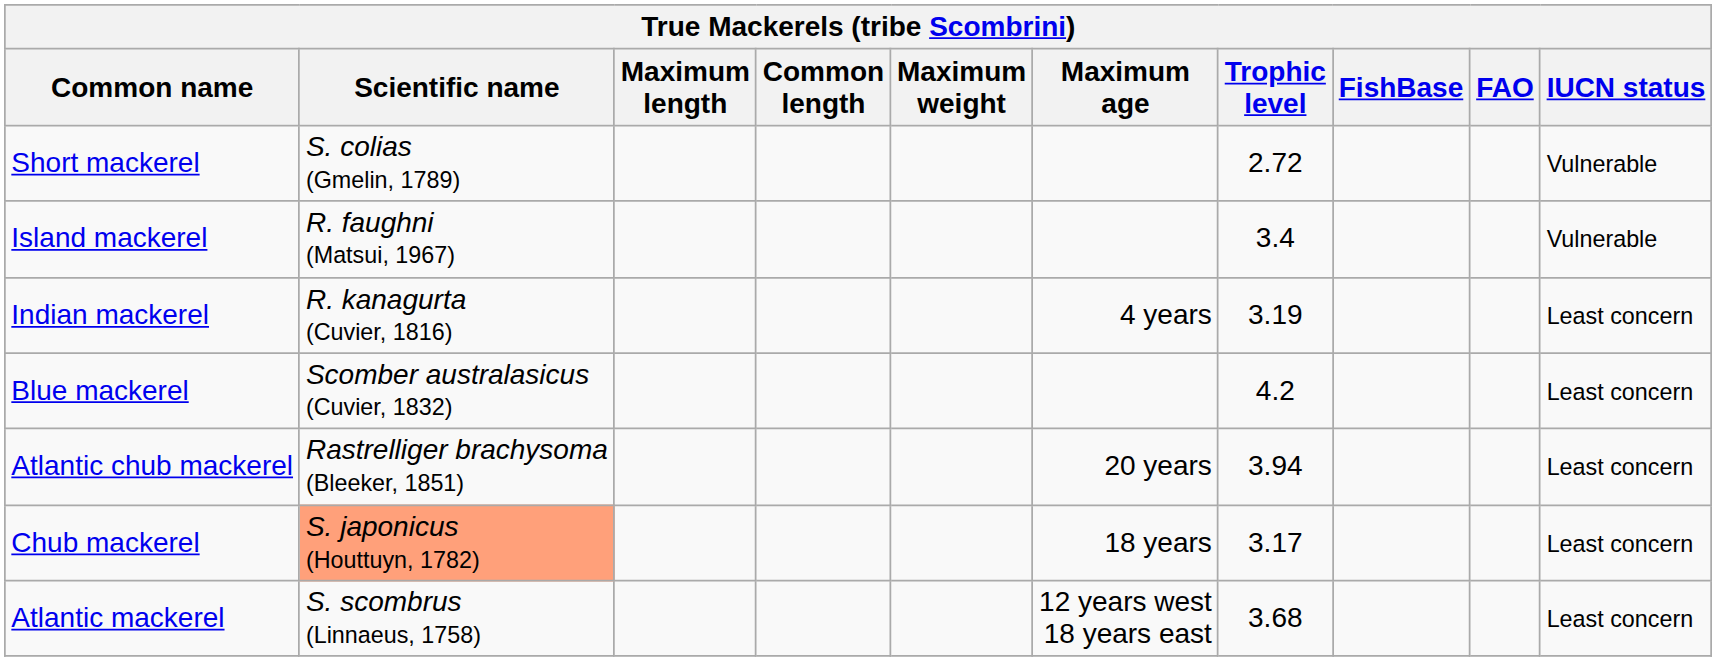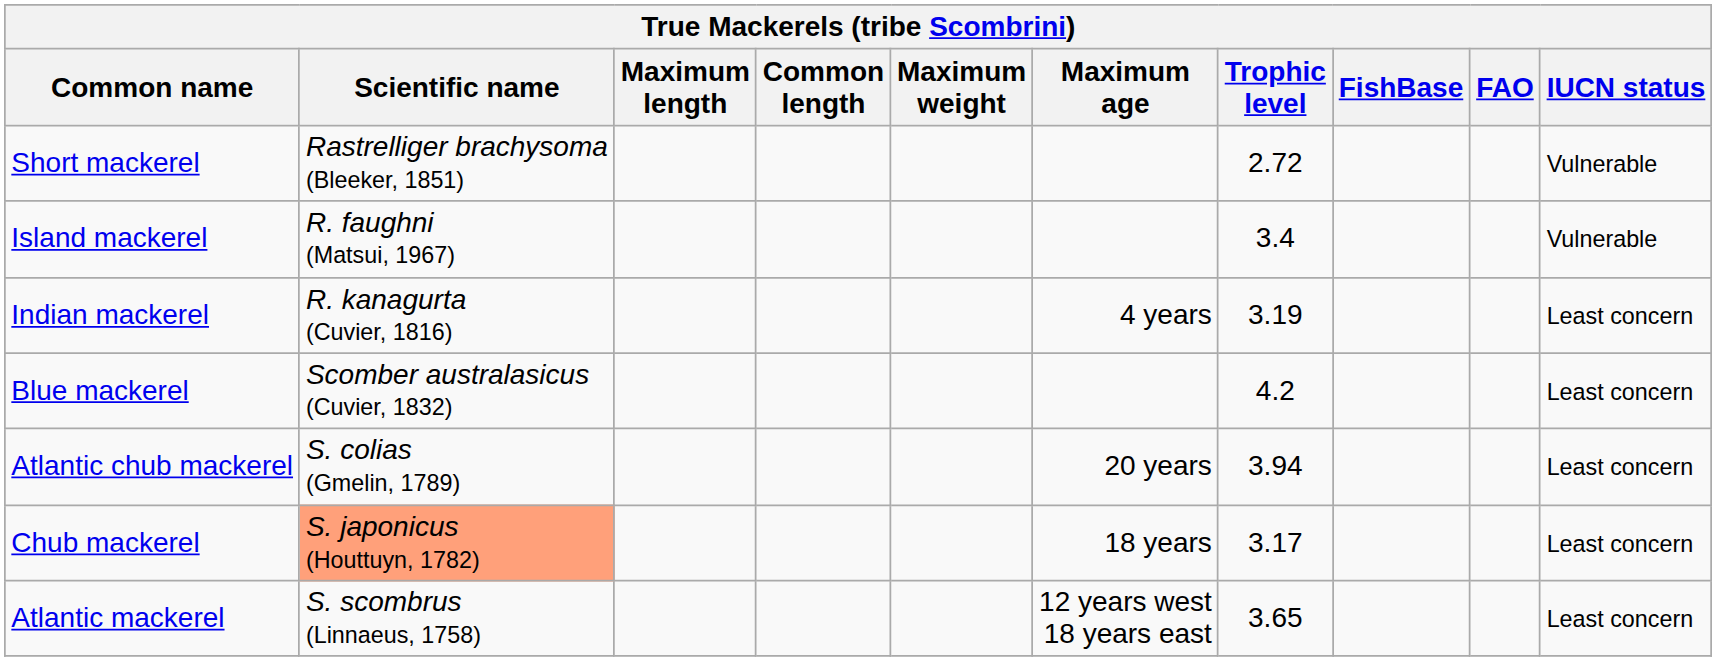(383, 162) S. colias (Gmelin, 1789) -> (457, 162) Rastrelliger brachysoma (Bleeker, 1851)
(457, 466) Rastrelliger brachysoma (Bleeker, 1851) -> (383, 466) S. colias (Gmelin, 1789)
(1275, 618) 3.68 -> (1275, 618) 3.65
